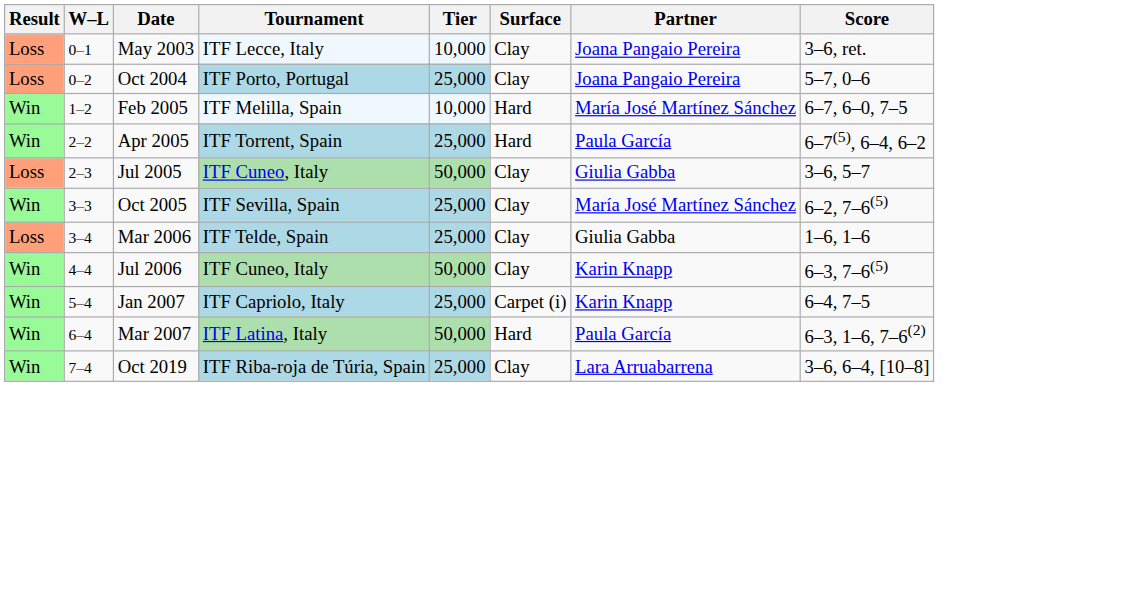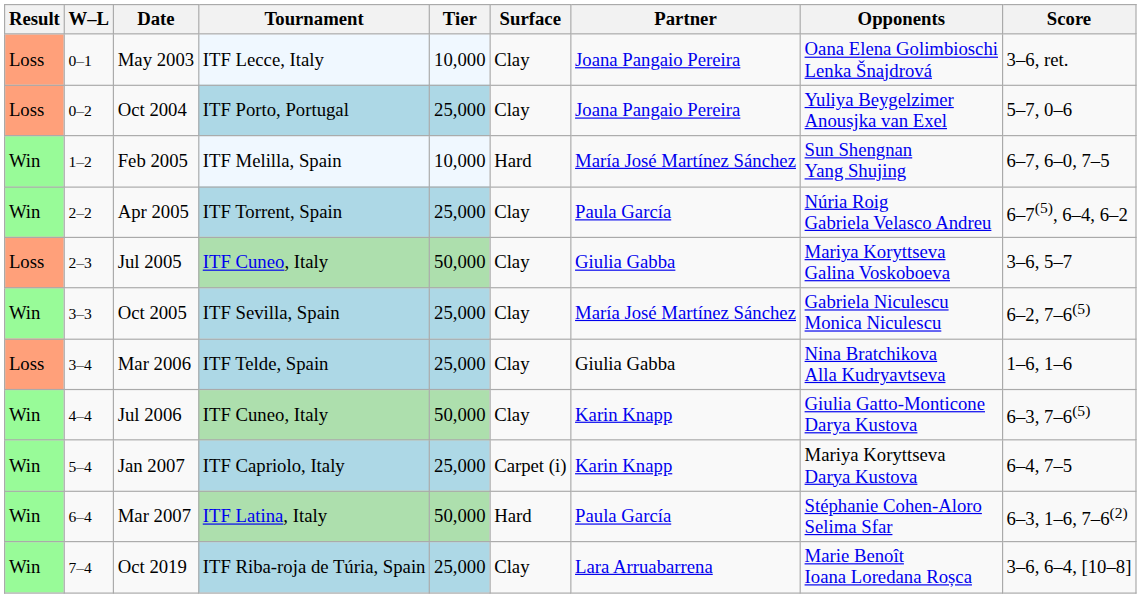+ column: (901, 19)
(513, 140) Hard -> (512, 211) Clay
